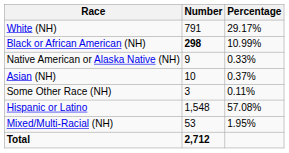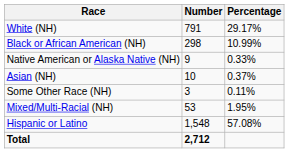(193, 44) bold -> (193, 44) normal
rows swapped: (60, 124) <-> (47, 108)
